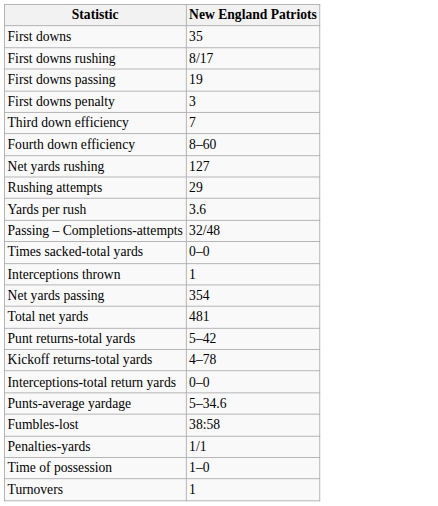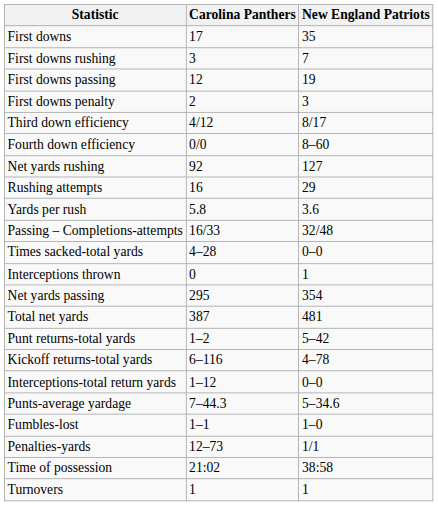+ column: (242, 15)
(201, 58) 8/17 -> (305, 58) 7
(193, 123) 7 -> (314, 123) 8/17
(205, 425) 38:58 -> (312, 425) 1–0
(199, 468) 1–0 -> (318, 468) 38:58
